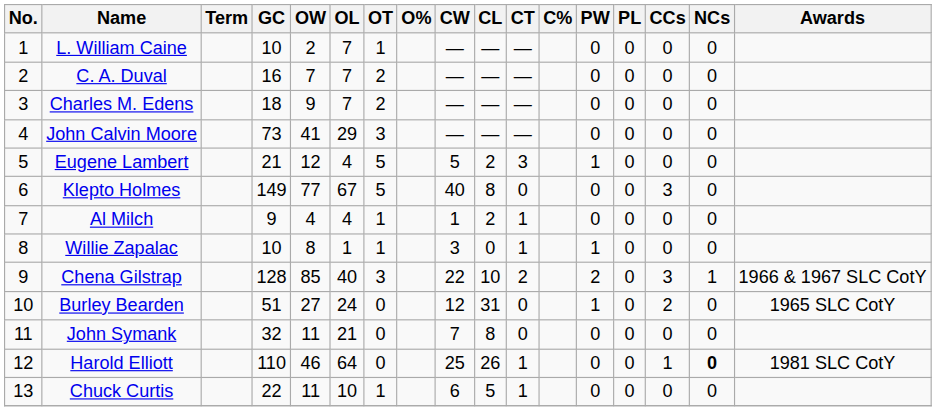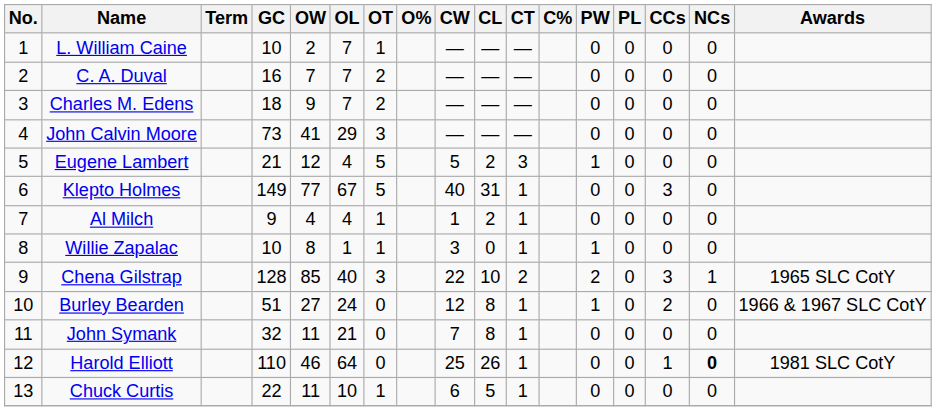(490, 190) 8 -> (490, 190) 31
(523, 190) 0 -> (523, 190) 1
(833, 276) 1966 & 1967 SLC CotY -> (833, 276) 1965 SLC CotY
(490, 305) 31 -> (490, 305) 8
(523, 305) 0 -> (523, 305) 1
(833, 305) 1965 SLC CotY -> (833, 305) 1966 & 1967 SLC CotY
(523, 334) 0 -> (523, 334) 1
